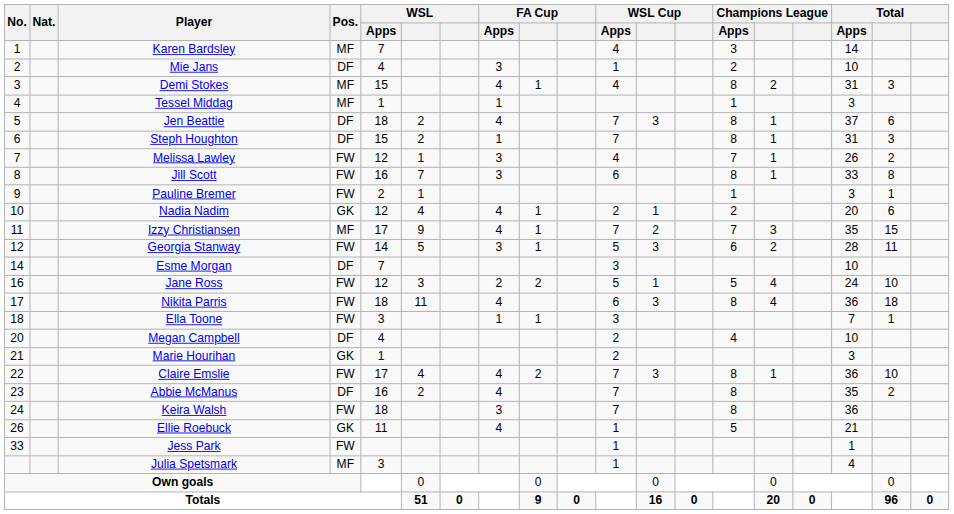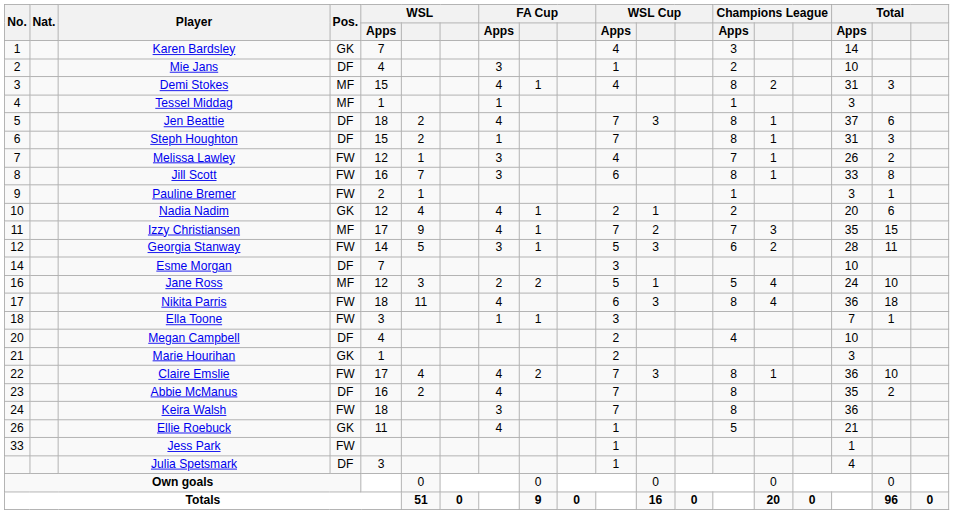(345, 49) MF -> (345, 49) GK
(345, 283) FW -> (345, 283) MF
(345, 464) MF -> (345, 464) DF
